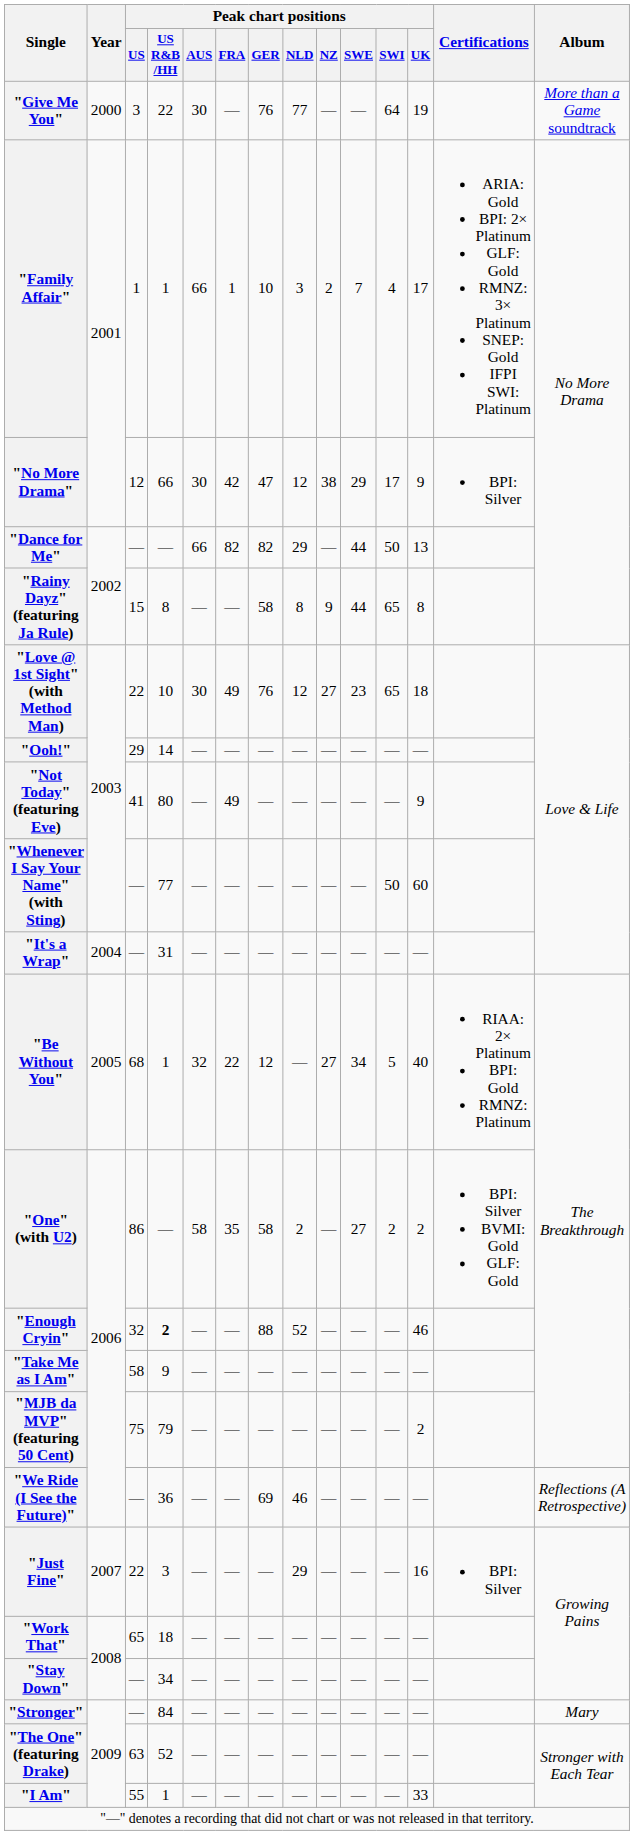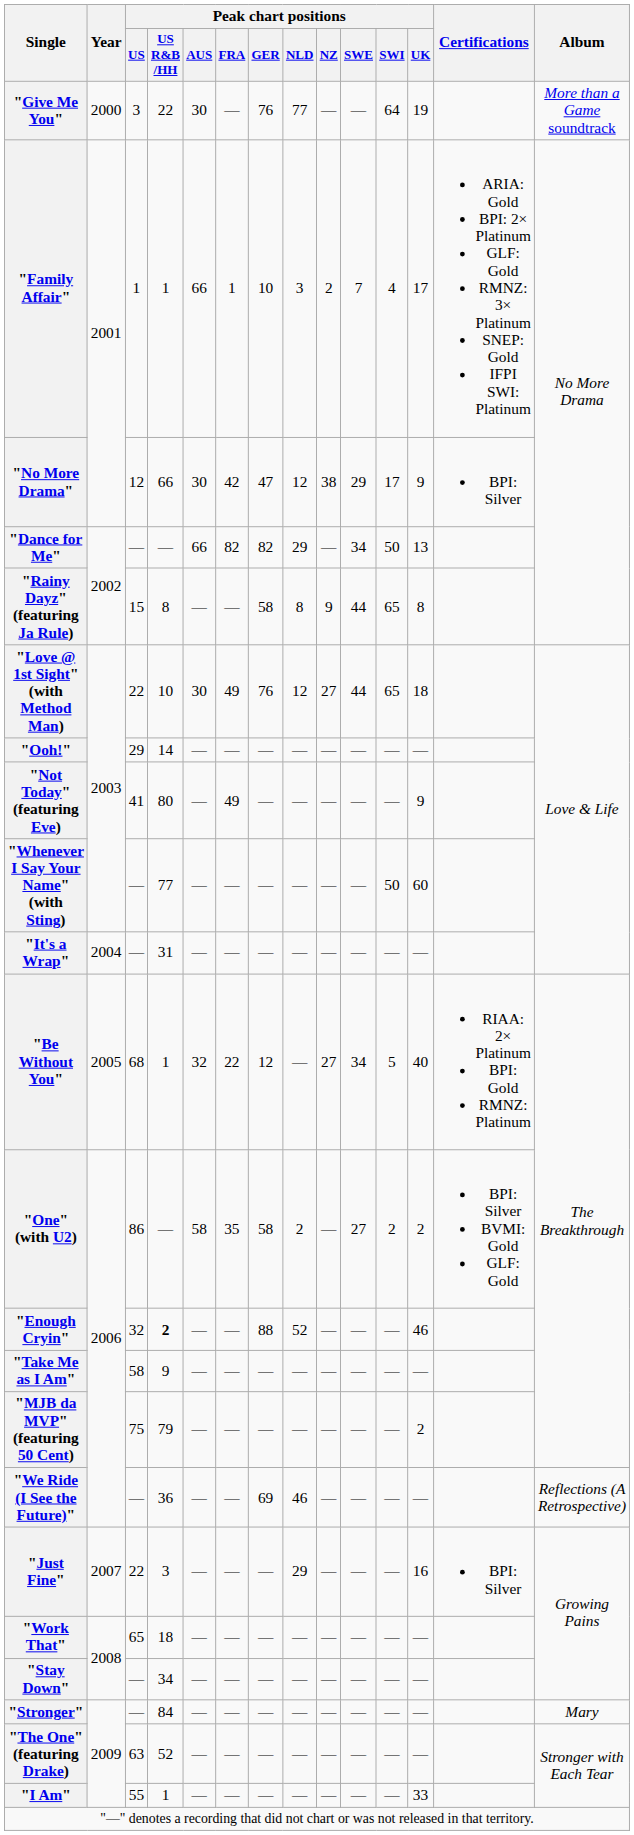(358, 547) 44 -> (358, 547) 34
(358, 691) 23 -> (358, 691) 44
